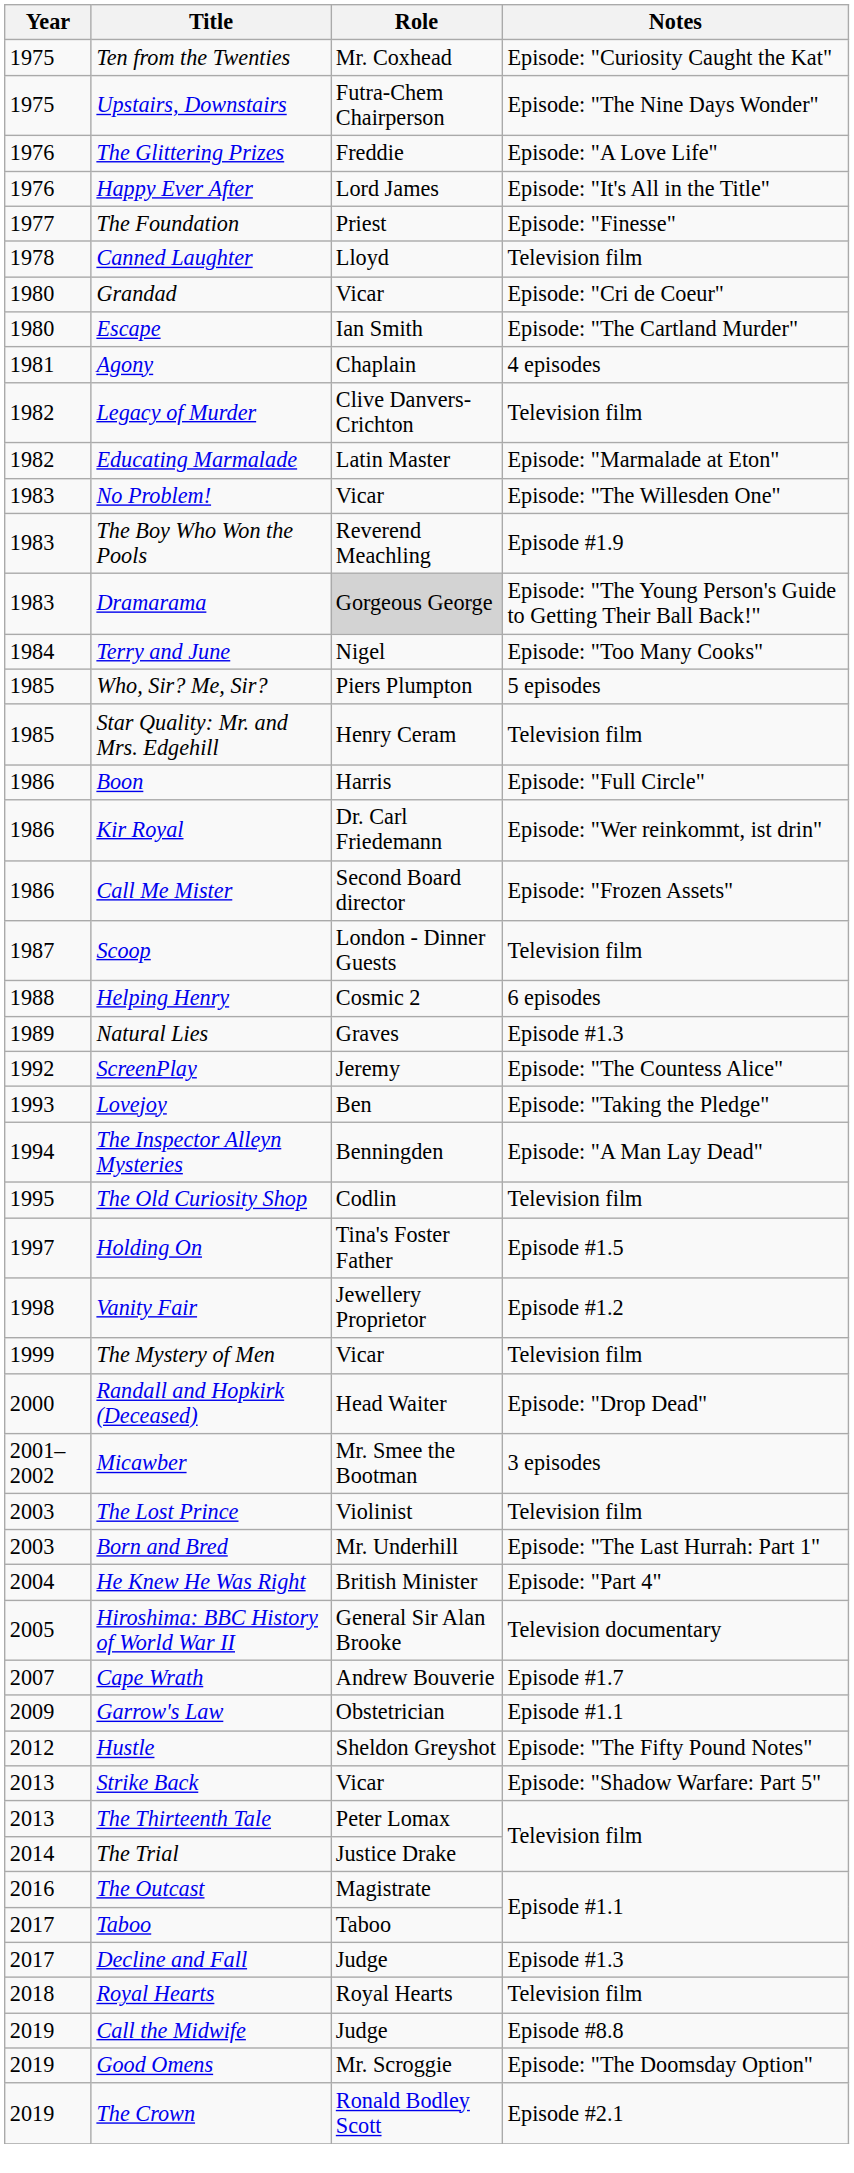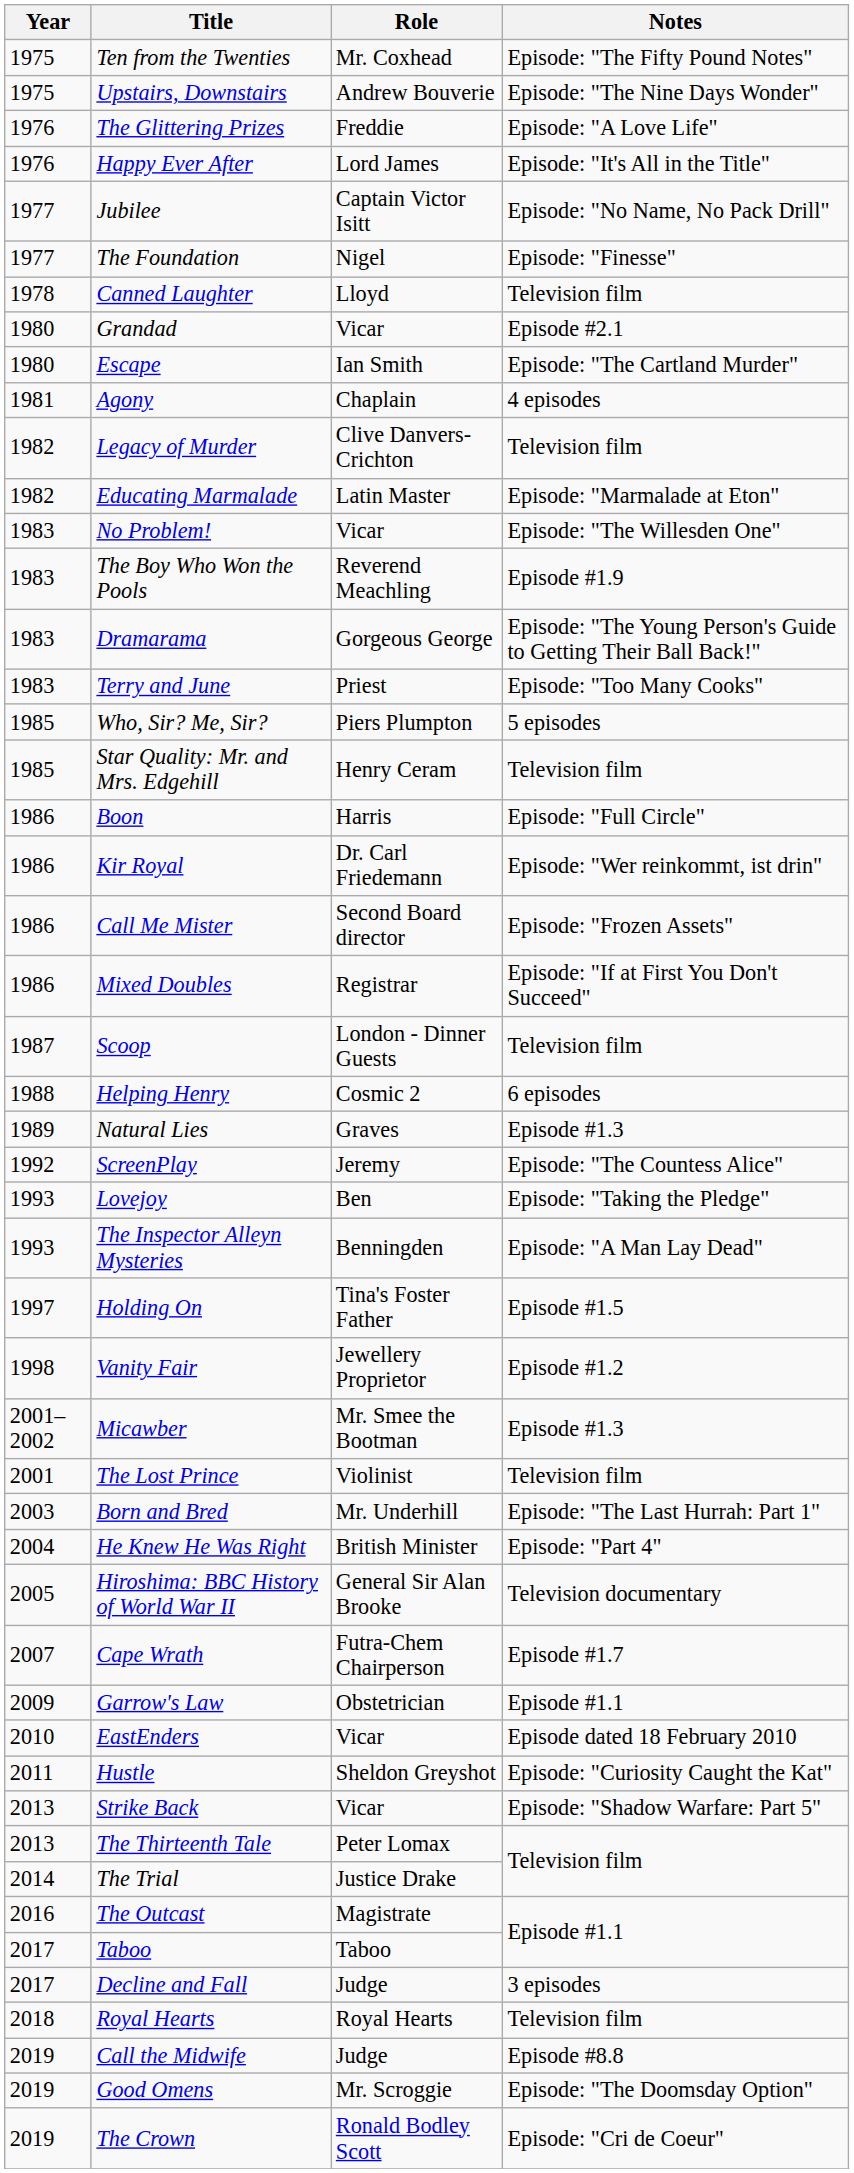(670, 57) Episode: "Curiosity Caught the Kat" -> (660, 57) Episode: "The Fifty Pound Notes"
(390, 105) Futra-Chem Chairperson -> (415, 92) Andrew Bouverie
+ row: (129, 211)
(361, 223) Priest -> (361, 258) Nigel
(616, 294) Episode: "Cri de Coeur" -> (566, 329) Episode #2.1
(414, 603) lightgrey background -> (414, 638) no background
(32, 651) 1984 -> (32, 686) 1983
(361, 651) Nigel -> (361, 686) Priest
+ row: (164, 985)
(32, 1151) 1994 -> (32, 1247) 1993
- row: (202, 1199)
- row: (186, 1355)
- row: (190, 1403)
(554, 1463) 3 episodes -> (566, 1428) Episode #1.3
(32, 1511) 2003 -> (32, 1476) 2001
(415, 1677) Andrew Bouverie -> (390, 1654) Futra-Chem Chairperson
+ row: (148, 1737)
(32, 1747) 2012 -> (32, 1773) 2011
(660, 1747) Episode: "The Fifty Pound Notes" -> (670, 1773) Episode: "Curiosity Caught the Kat"
(566, 1959) Episode #1.3 -> (554, 1984) 3 episodes
(566, 2113) Episode #2.1 -> (616, 2138) Episode: "Cri de Coeur"
